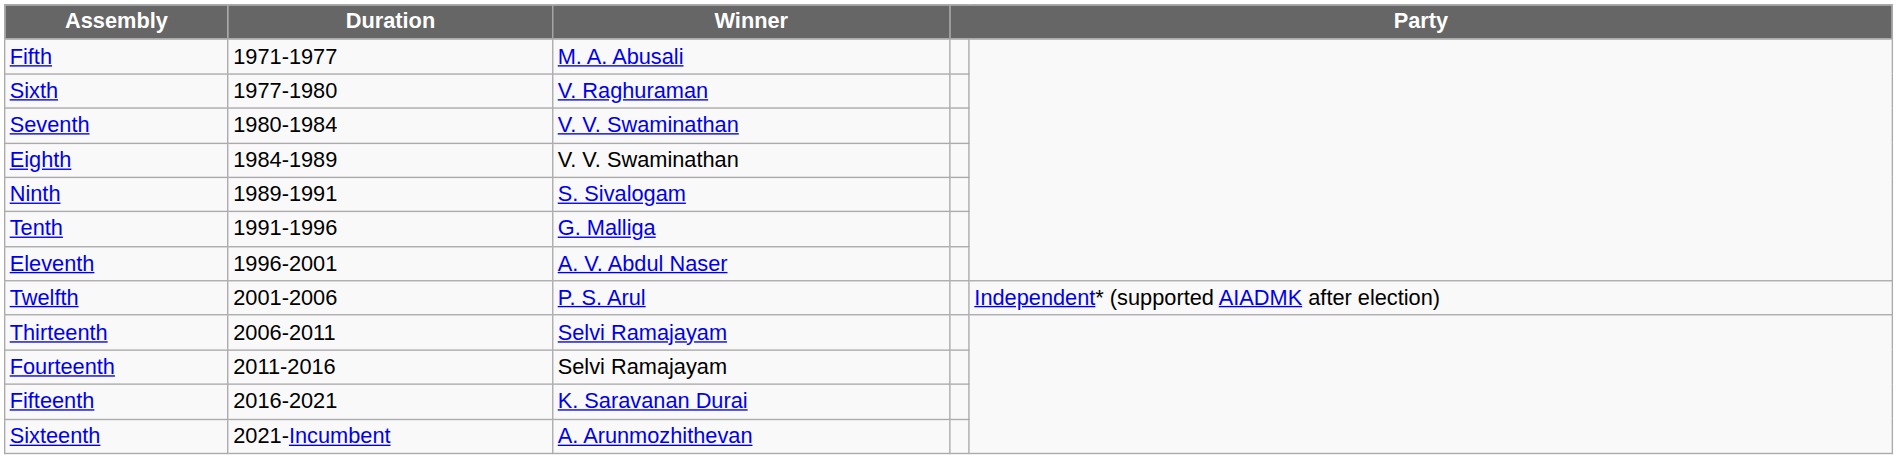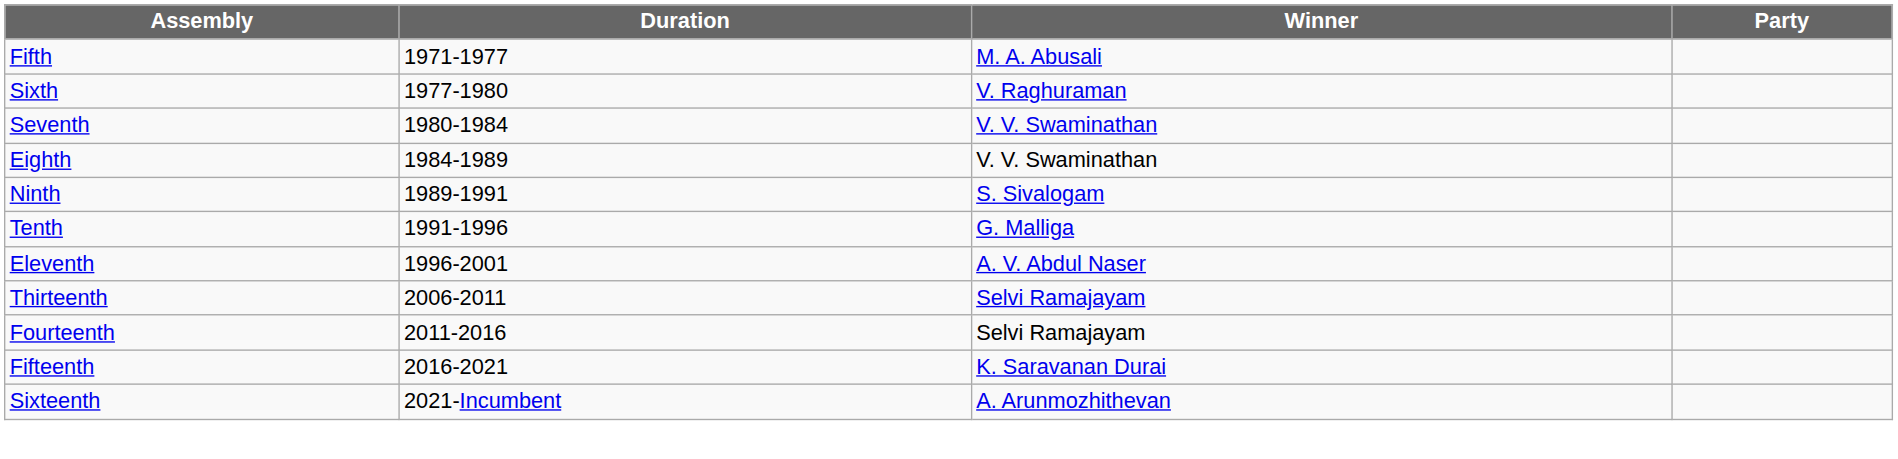- row: (44, 297)
